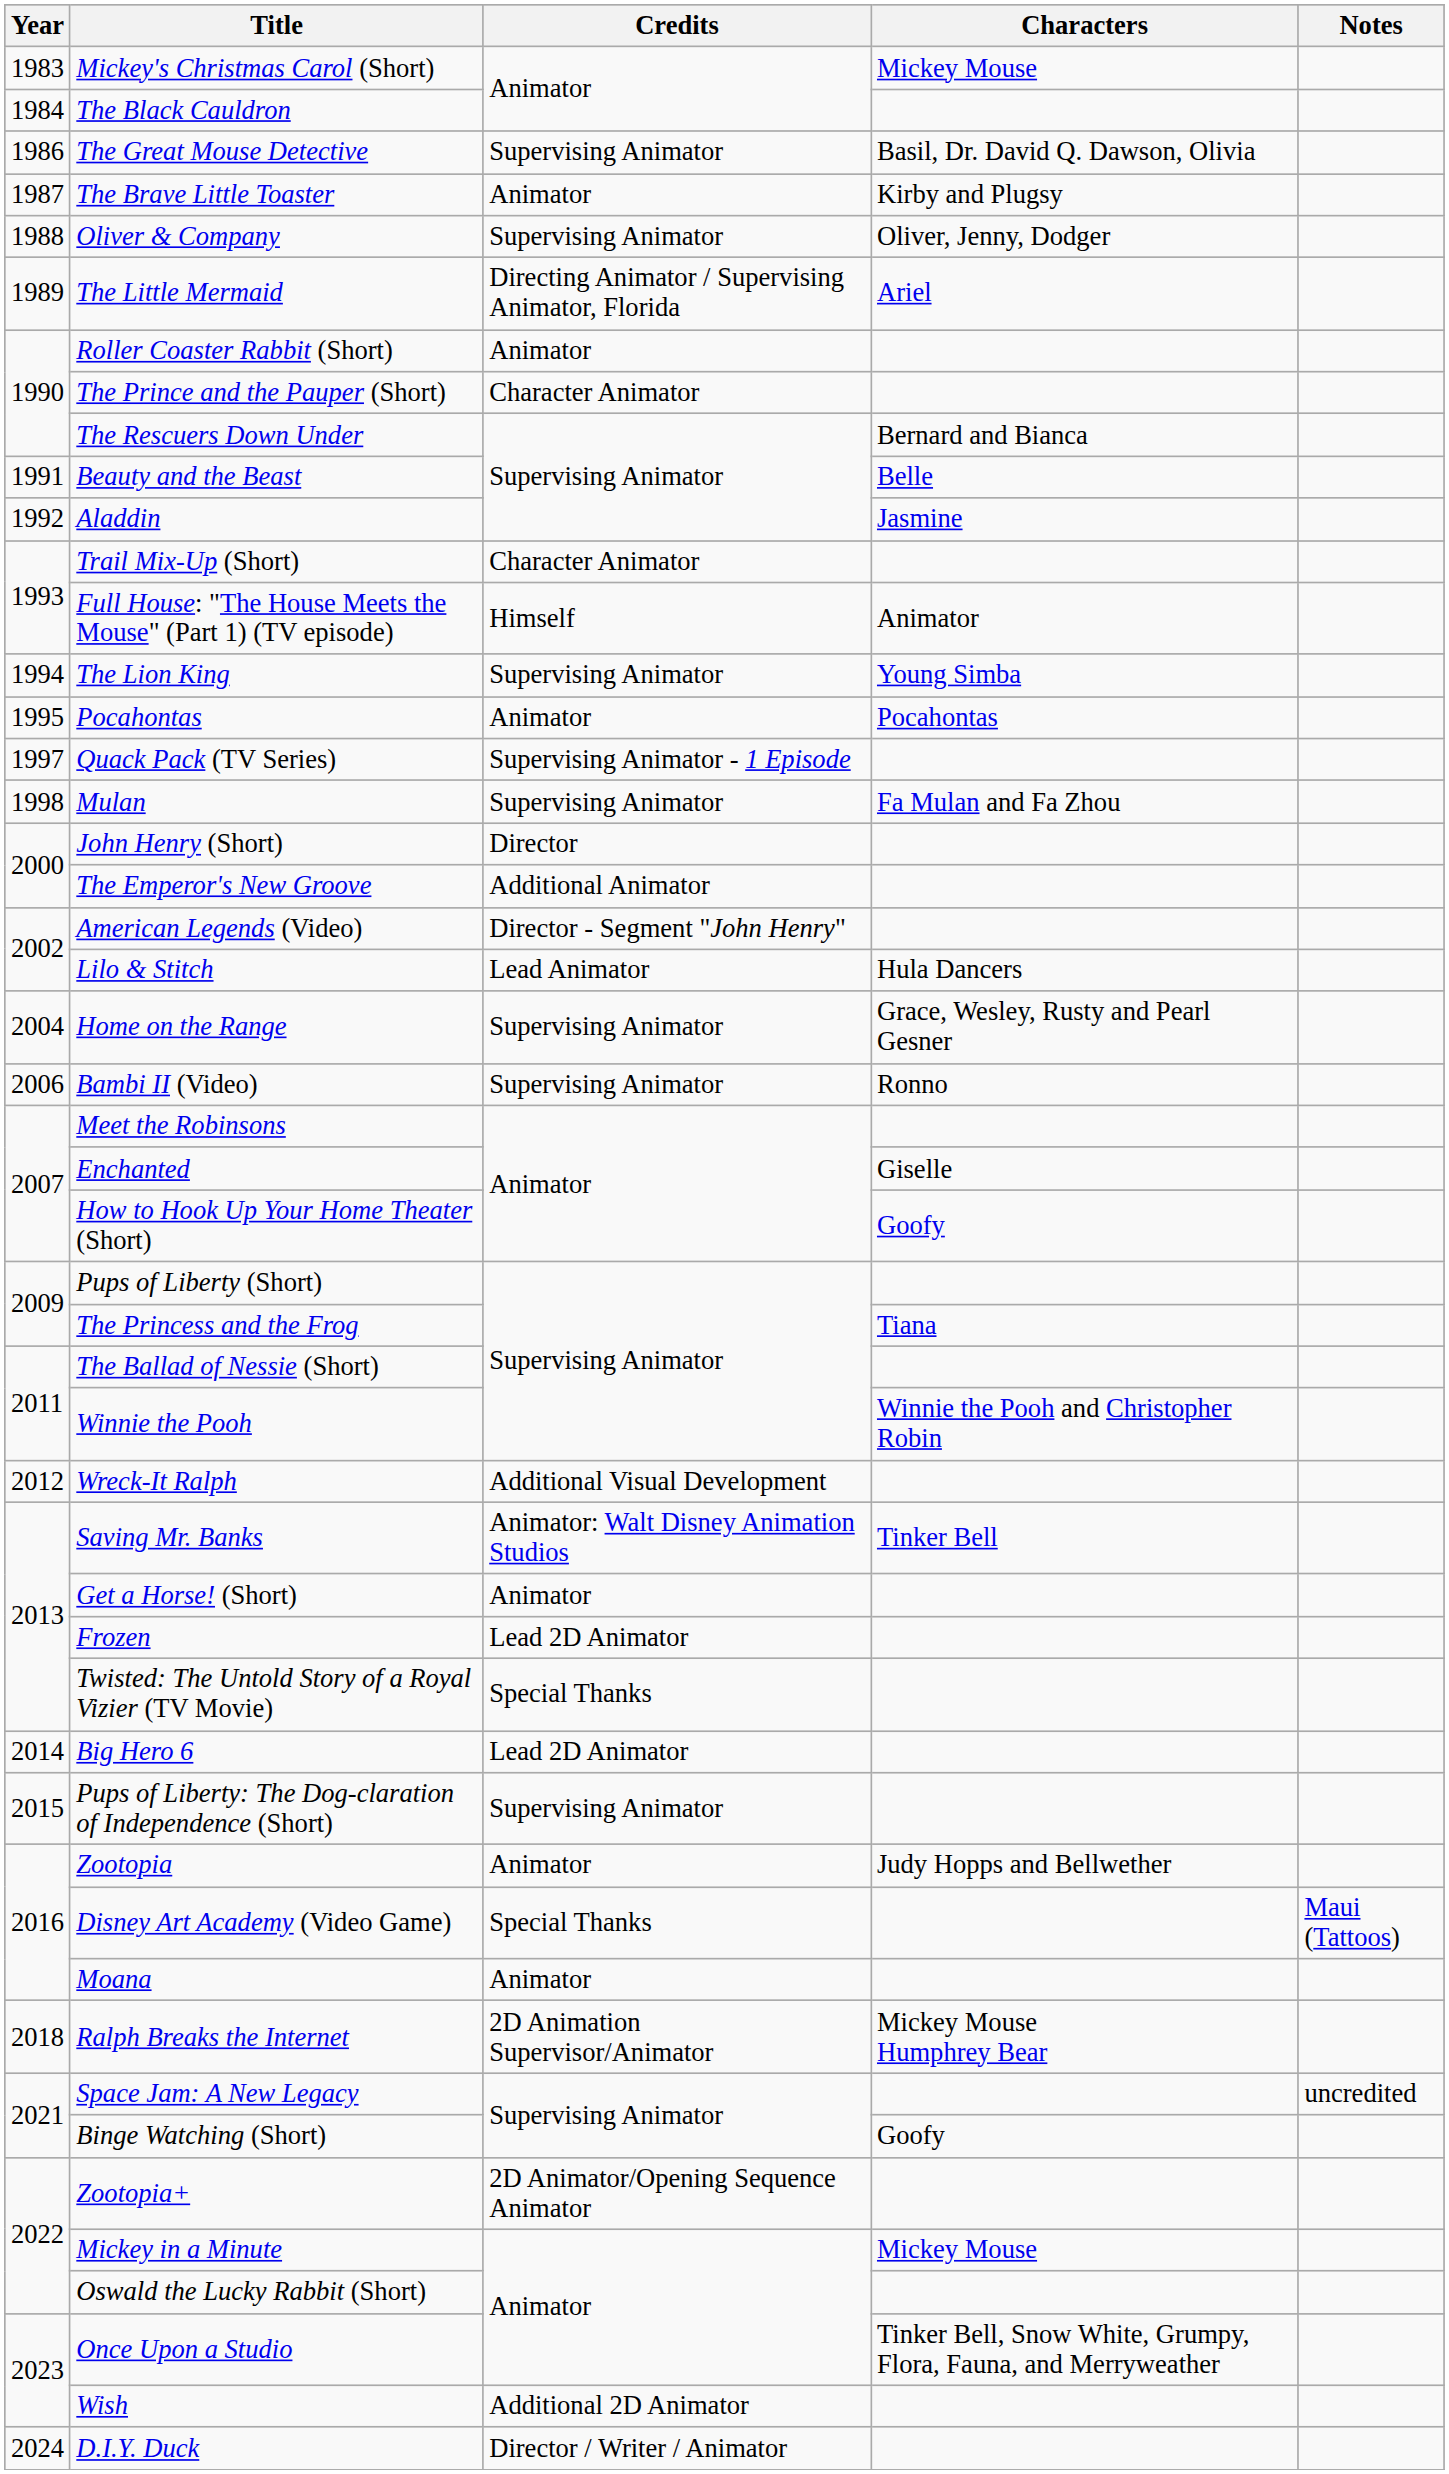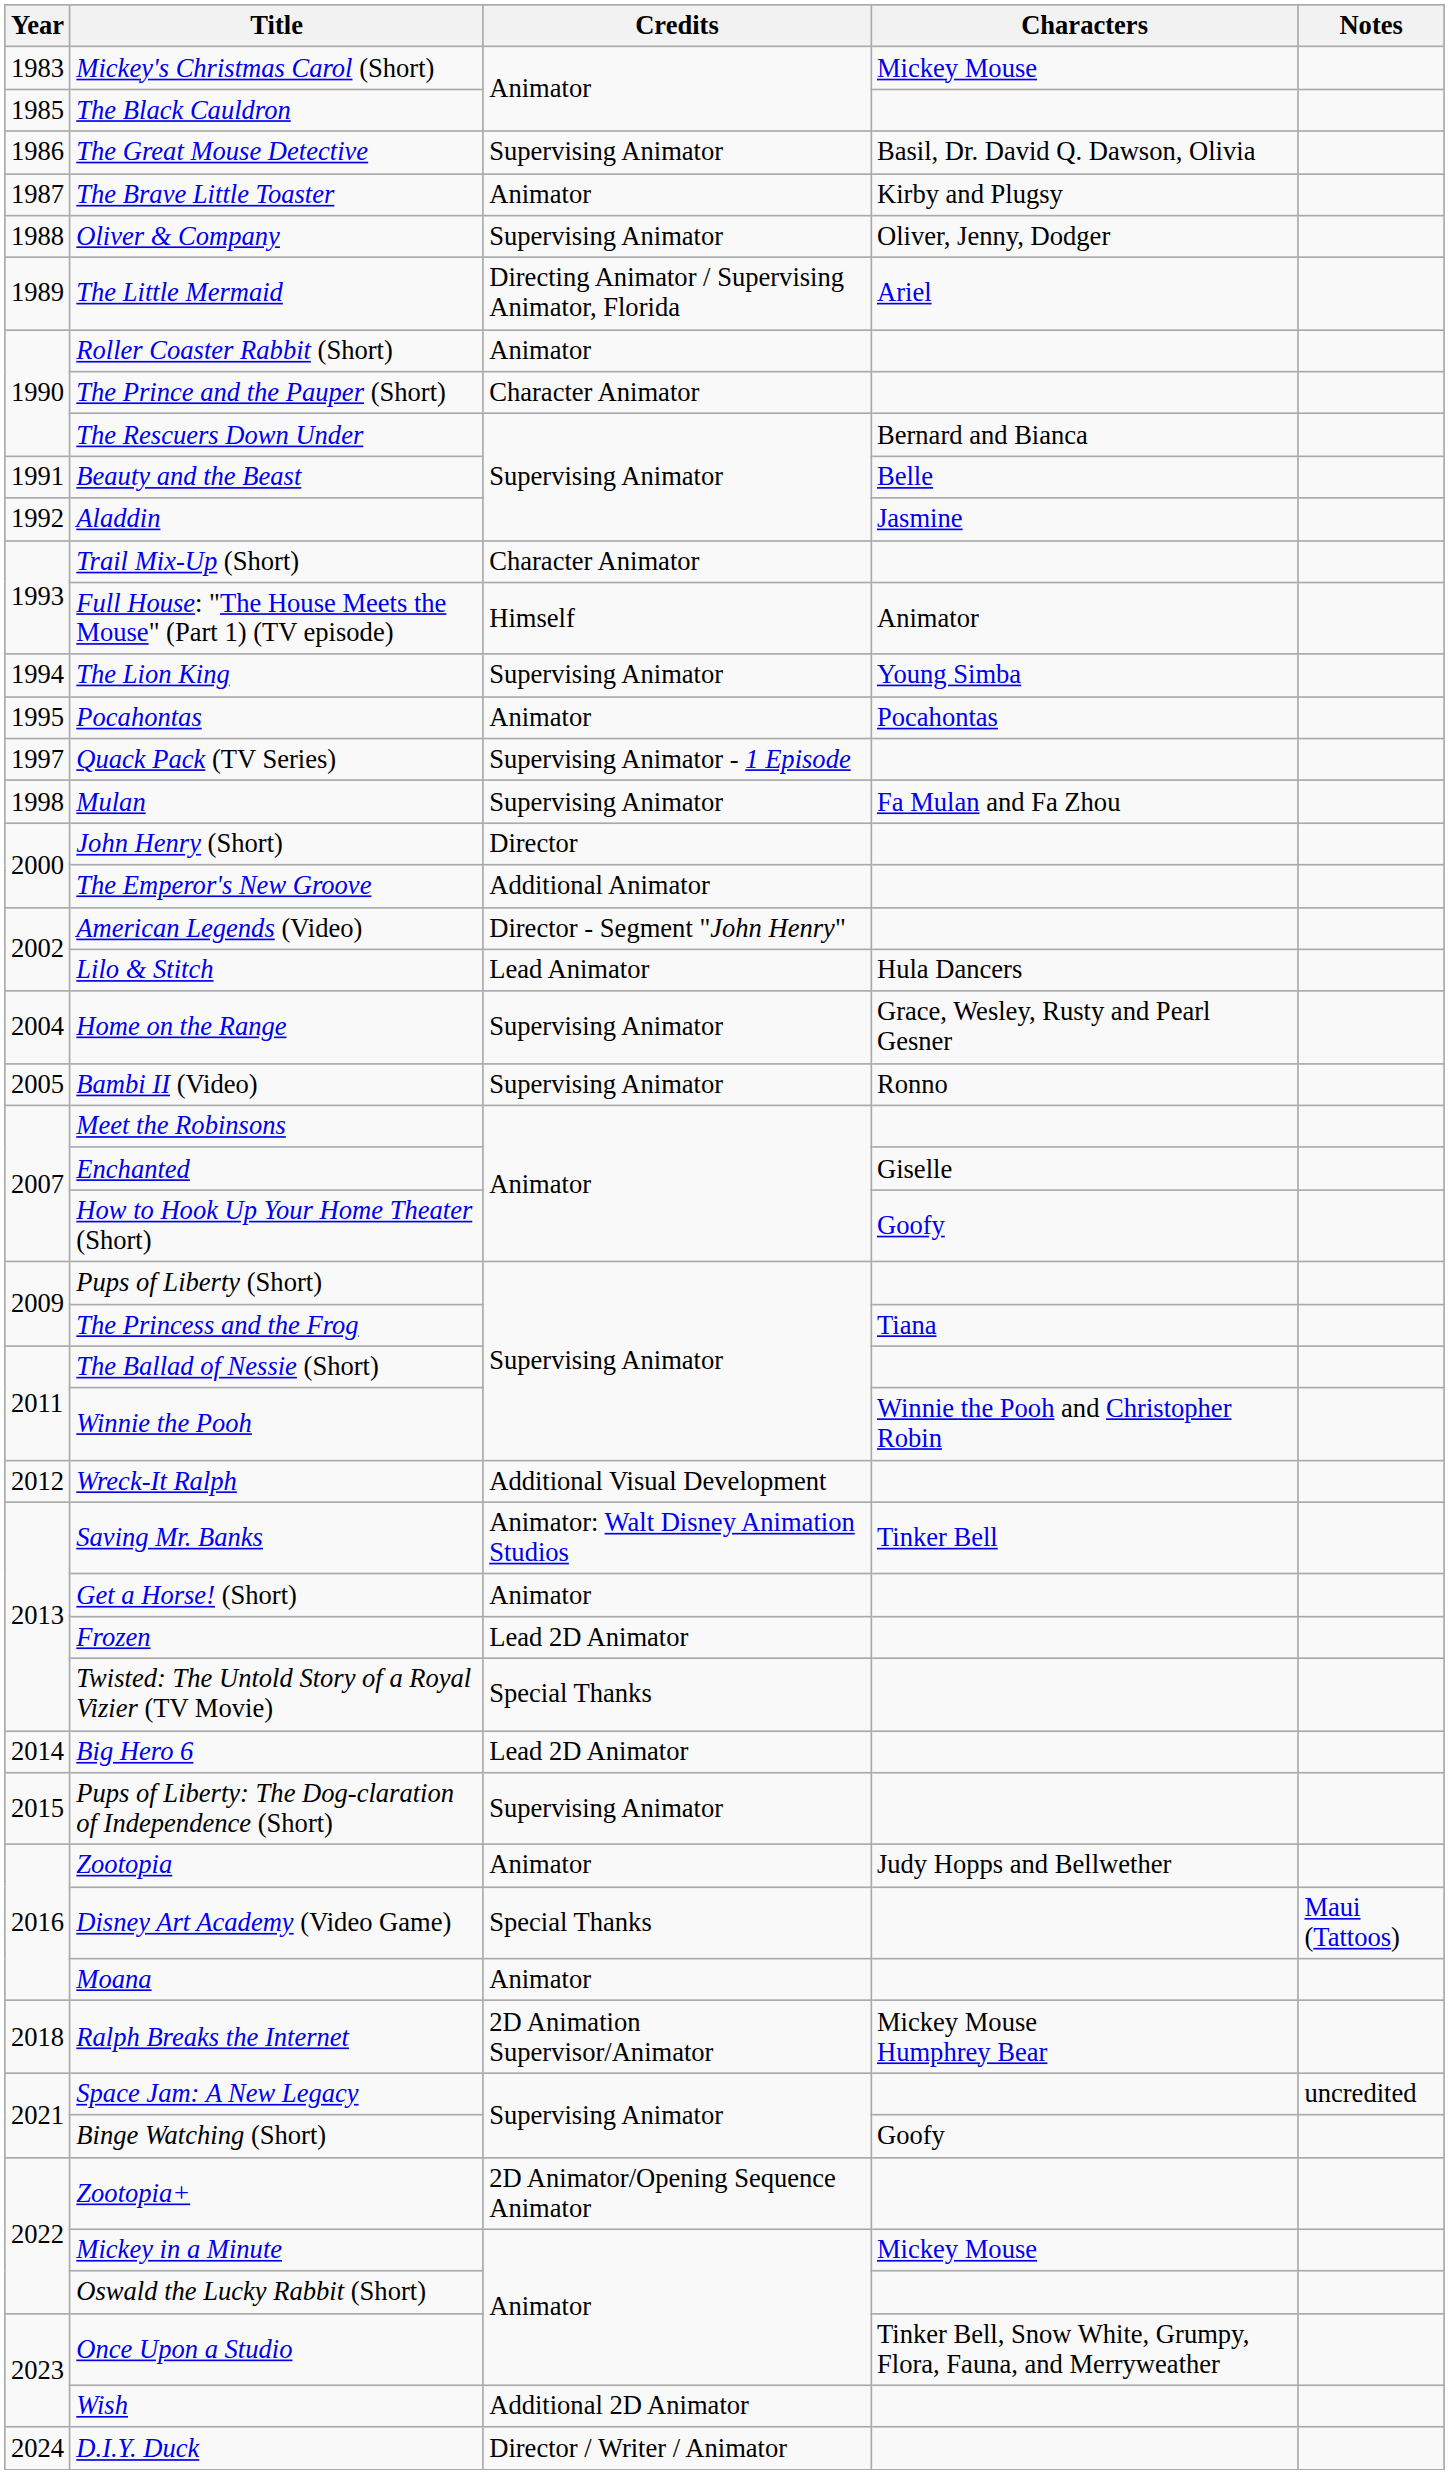(38, 109) 1984 -> (38, 109) 1985
(38, 1084) 2006 -> (38, 1084) 2005
